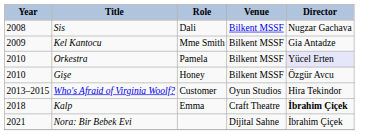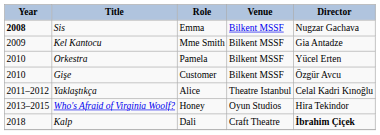(16, 28) normal -> (16, 28) bold
(188, 28) Dali -> (192, 28) Emma
(311, 59) lavender background -> (318, 59) no background
(192, 75) Honey -> (198, 75) Customer
+ row: (75, 91)
(198, 91) Customer -> (192, 106) Honey
(192, 106) Emma -> (188, 122) Dali
- row: (93, 122)
